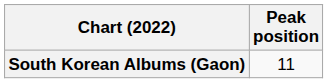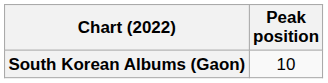(286, 63) 11 -> (286, 63) 10
